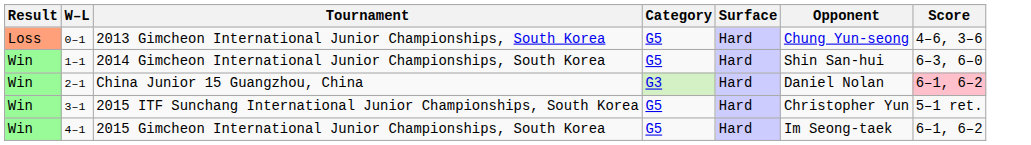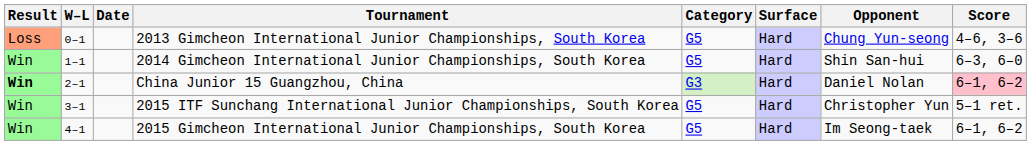+ column: (113, 16)
(20, 84) normal -> (20, 84) bold
